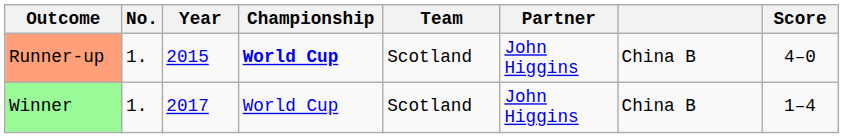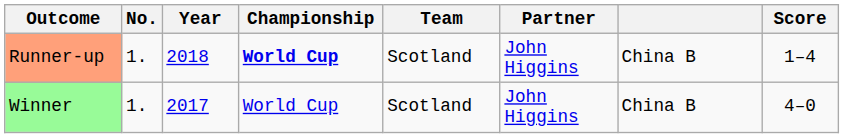(188, 58) 2015 -> (188, 58) 2018
(800, 58) 4–0 -> (800, 58) 1–4
(800, 107) 1–4 -> (800, 107) 4–0
